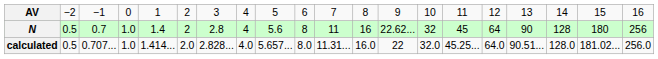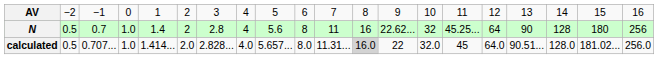(462, 29) 45 -> (462, 29) 45.25...
(365, 45) no background -> (365, 45) lightgrey background
(462, 45) 45.25... -> (462, 45) 45
